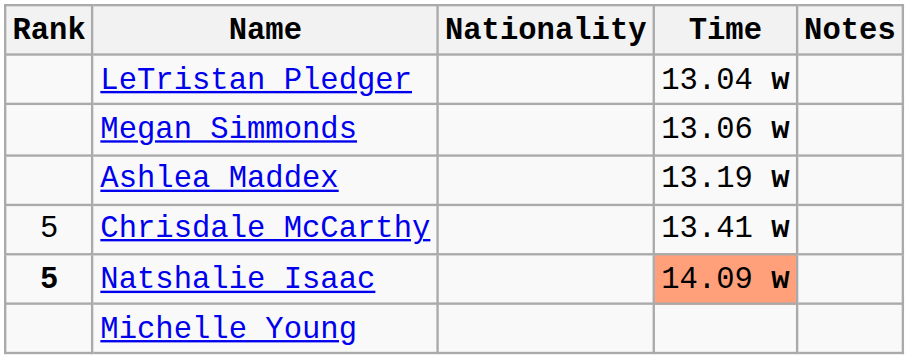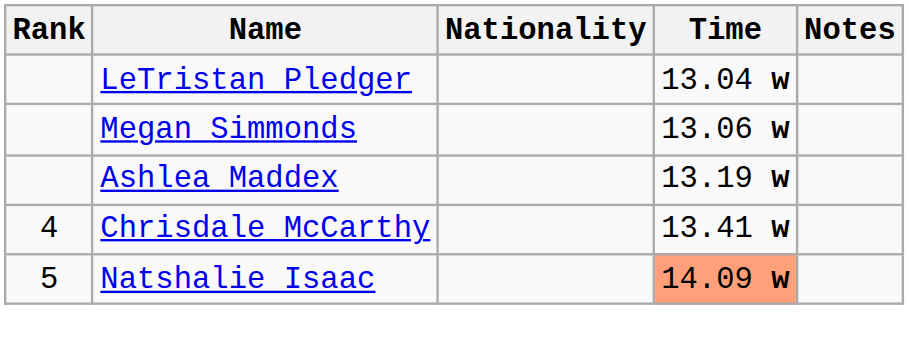(49, 229) 5 -> (49, 229) 4
(49, 279) bold -> (49, 279) normal
- row: (229, 329)
